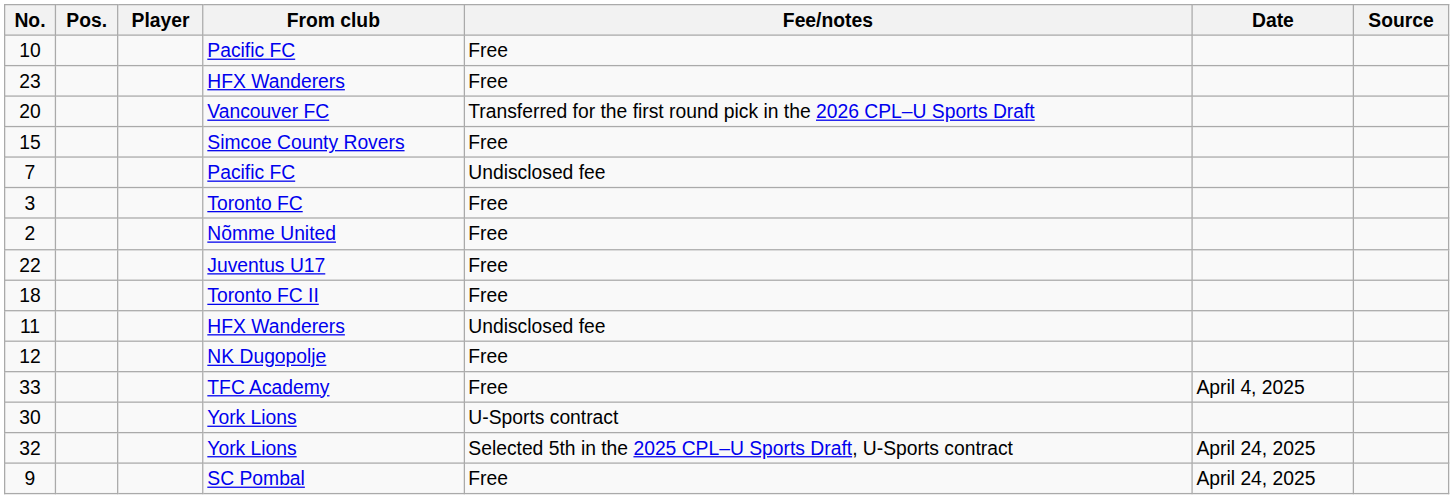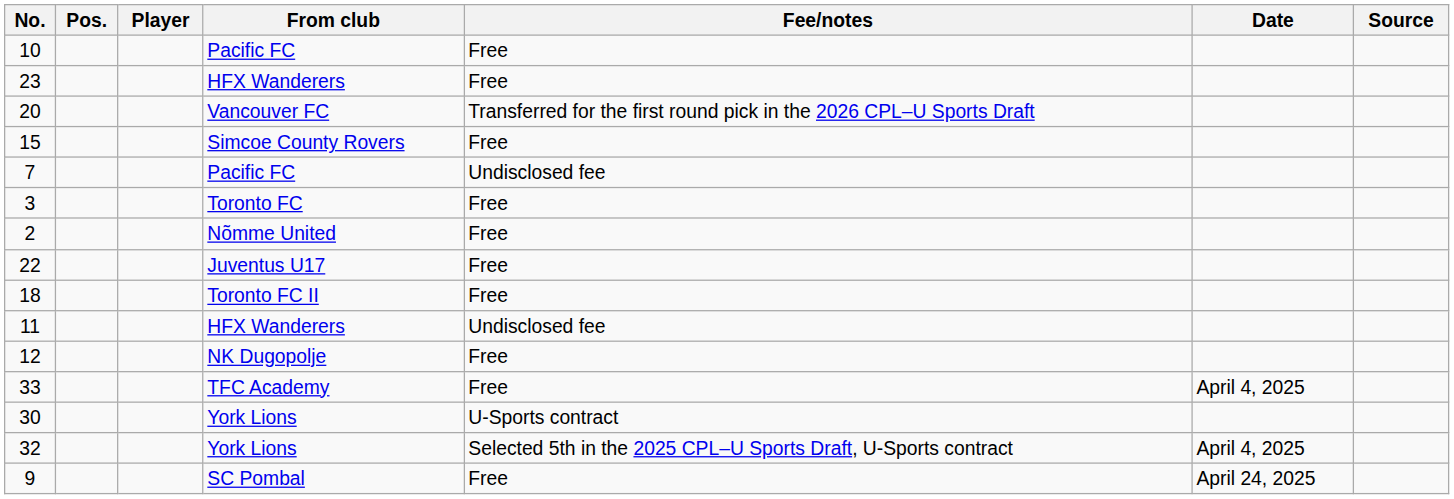(1256, 448) April 24, 2025 -> (1251, 448) April 4, 2025
